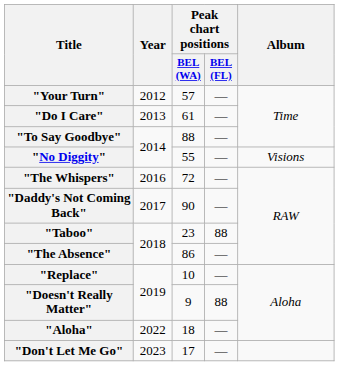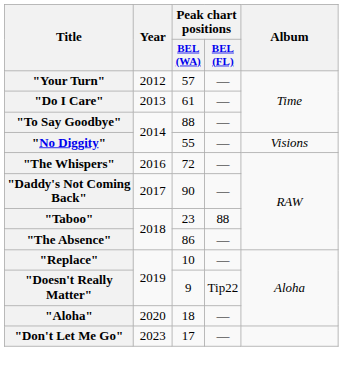(221, 302) 88 -> (223, 287) Tip22
(153, 330) 2022 -> (153, 315) 2020
